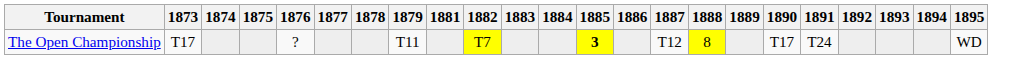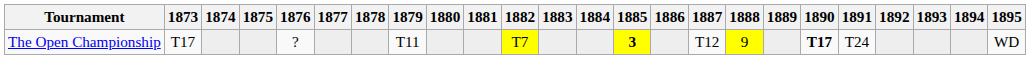+ column: (445, 17)
(707, 42) 8 -> (745, 42) 9
(782, 42) normal -> (819, 42) bold
